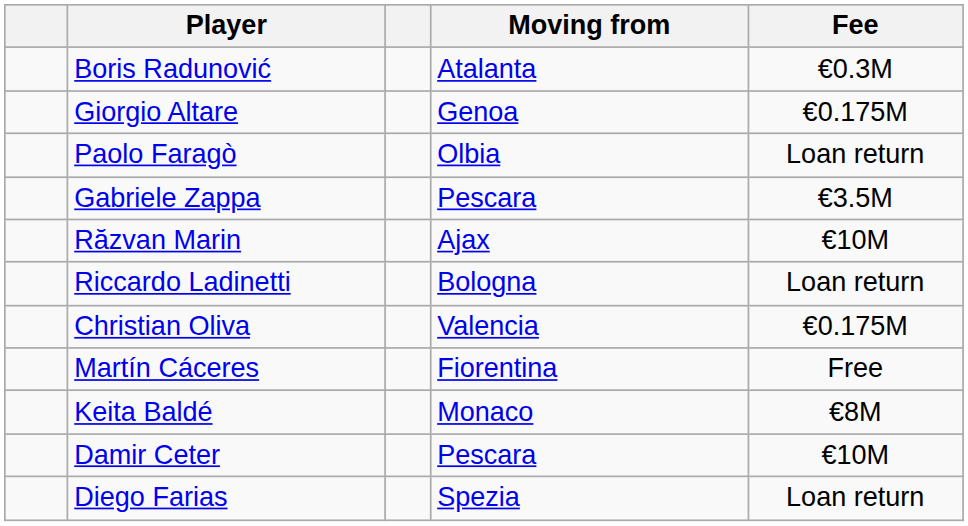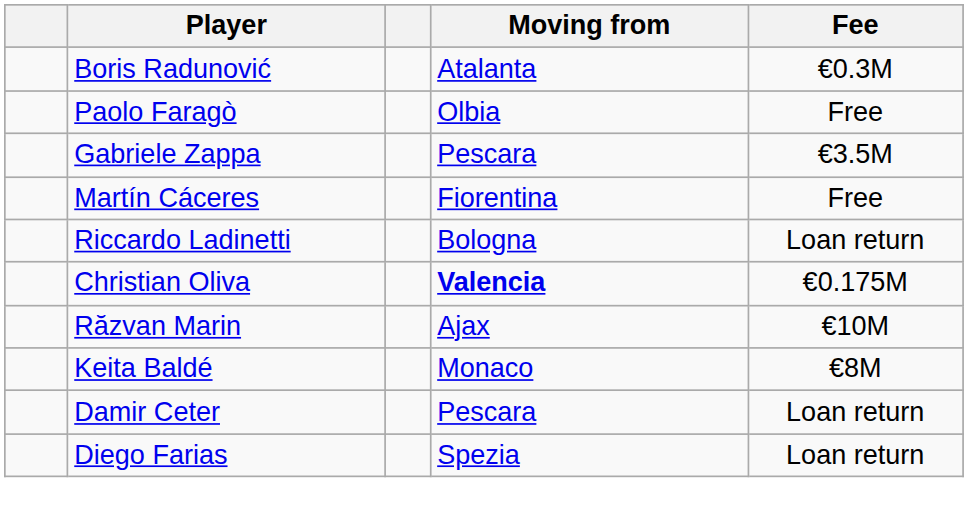- row: (156, 111)
(855, 154) Loan return -> (855, 111) Free
rows swapped: (167, 369) <-> (158, 240)
(488, 326) normal -> (491, 283) bold
(855, 454) €10M -> (855, 411) Loan return
